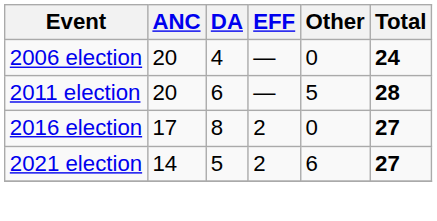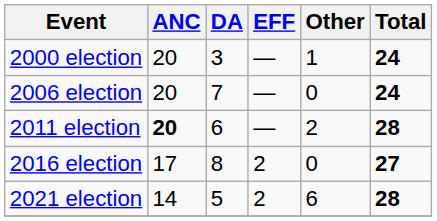+ row: (76, 57)
(217, 57) 4 -> (217, 92) 7
(165, 92) normal -> (165, 127) bold
(312, 92) 5 -> (312, 127) 2
(387, 163) 27 -> (387, 198) 28
